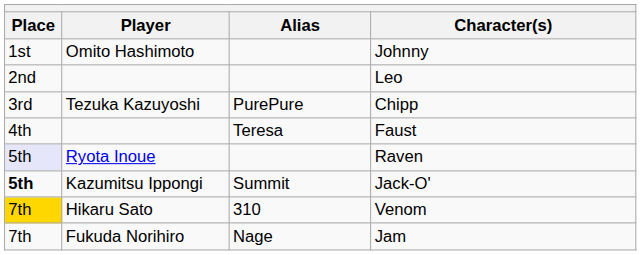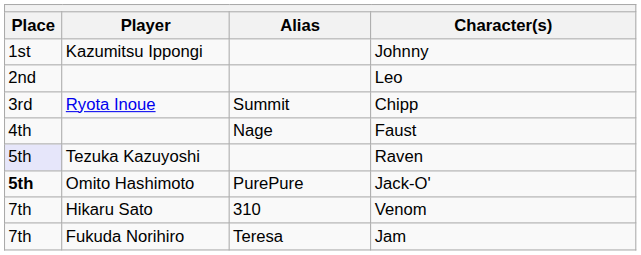(130, 51) Omito Hashimoto -> (134, 51) Kazumitsu Ippongi
(133, 104) Tezuka Kazuyoshi -> (111, 104) Ryota Inoue
(268, 104) PurePure -> (261, 104) Summit
(258, 130) Teresa -> (253, 130) Nage
(111, 157) Ryota Inoue -> (133, 157) Tezuka Kazuyoshi
(134, 183) Kazumitsu Ippongi -> (130, 183) Omito Hashimoto
(261, 183) Summit -> (268, 183) PurePure
(20, 210) gold background -> (20, 210) no background
(253, 236) Nage -> (258, 236) Teresa
